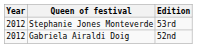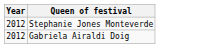- column: (174, 11)
